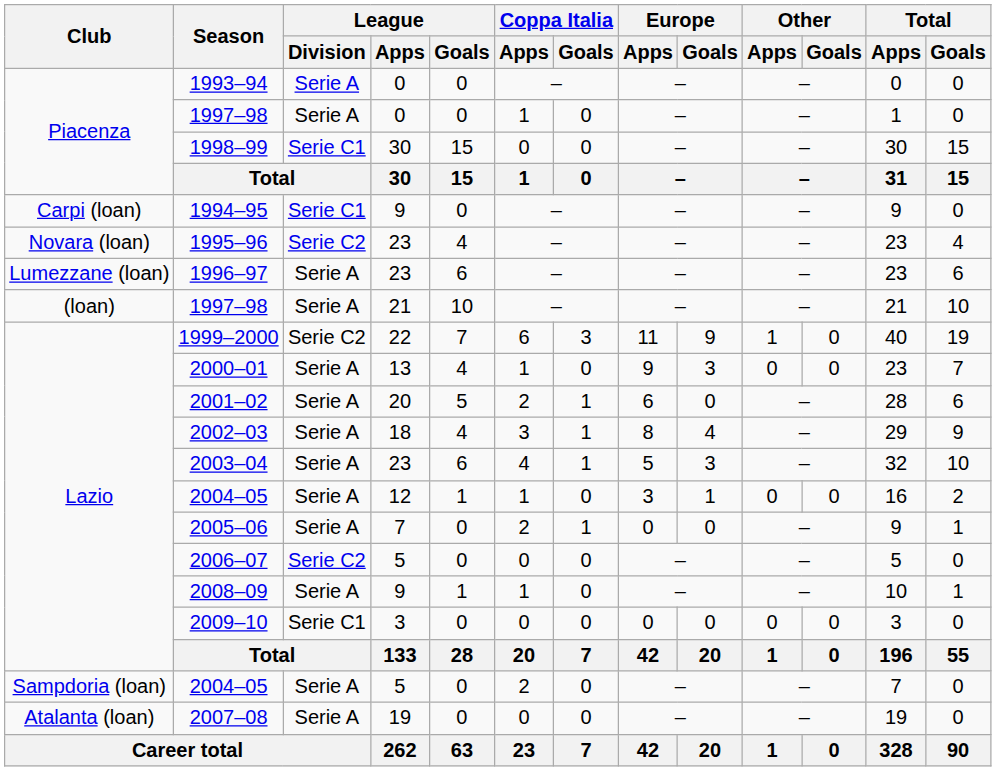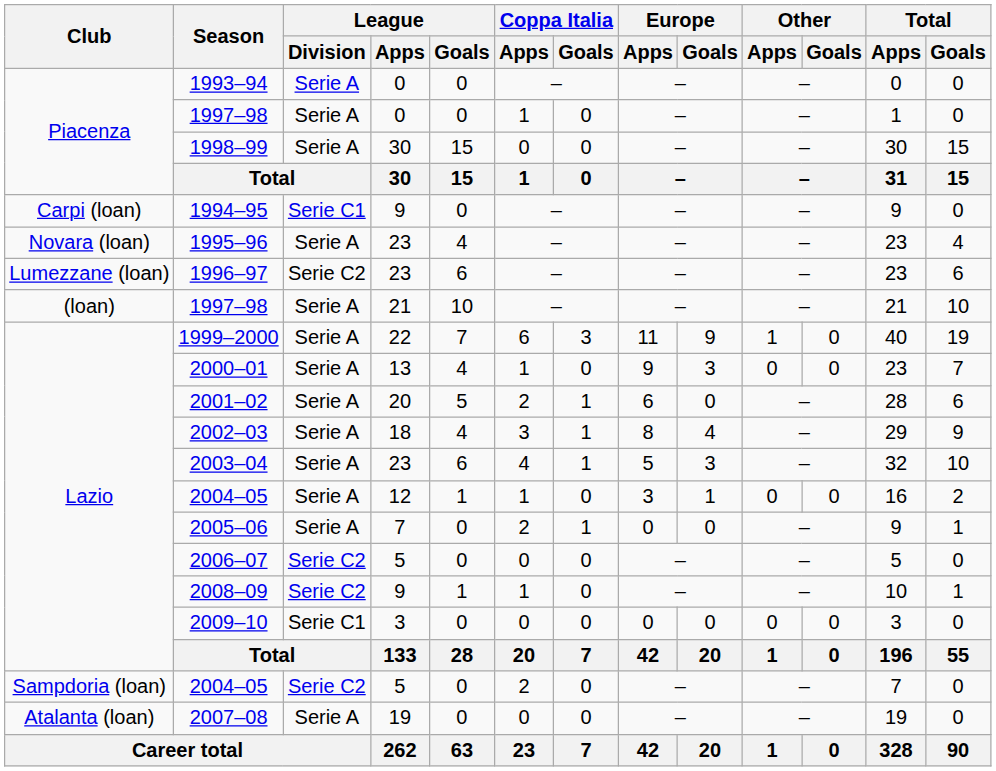(327, 147) Serie C1 -> (327, 147) Serie A
(327, 242) Serie C2 -> (327, 242) Serie A
(327, 274) Serie A -> (327, 274) Serie C2
(327, 337) Serie C2 -> (327, 337) Serie A
(327, 591) Serie A -> (327, 591) Serie C2
(327, 686) Serie A -> (327, 686) Serie C2
